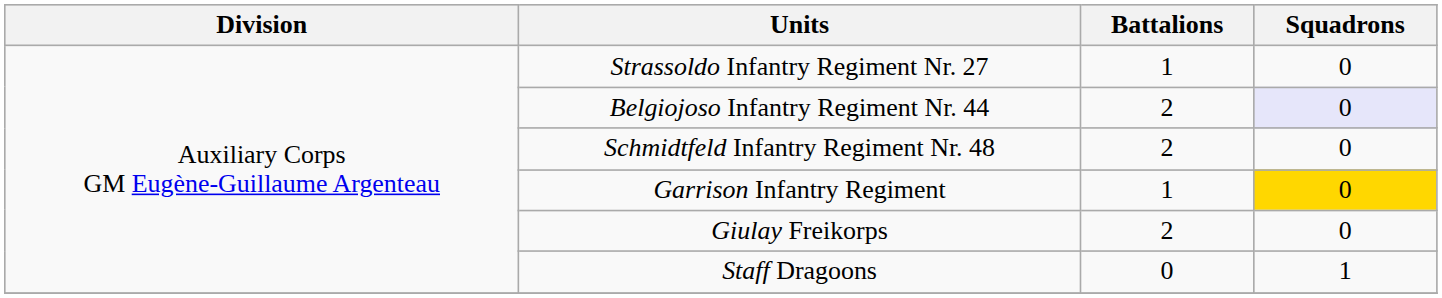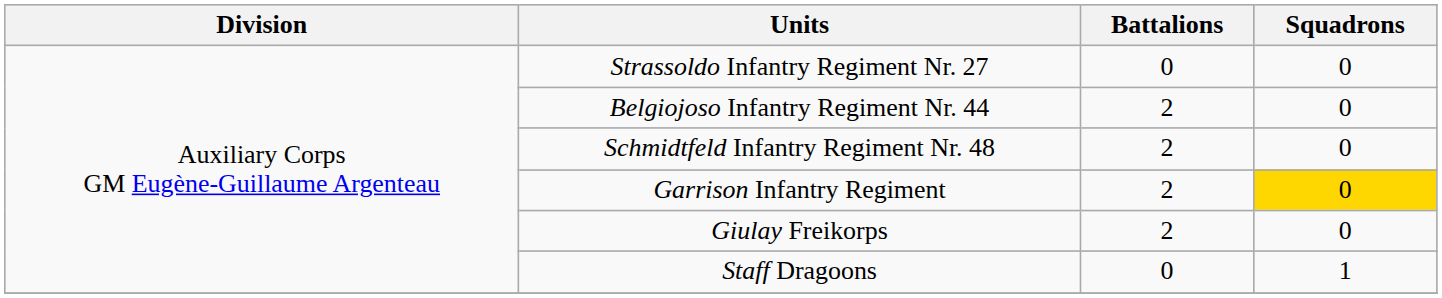(1167, 66) 1 -> (1167, 66) 0
(1345, 107) lavender background -> (1345, 107) no background
(1167, 189) 1 -> (1167, 189) 2
